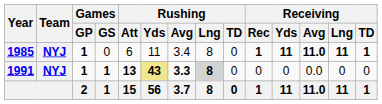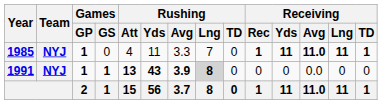(129, 52) 6 -> (129, 52) 4
(182, 52) 3.4 -> (182, 52) 3.3
(210, 52) 8 -> (210, 52) 7
(154, 71) khaki background -> (154, 71) no background
(182, 71) 3.3 -> (182, 71) 3.9
